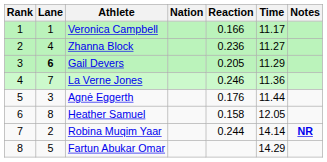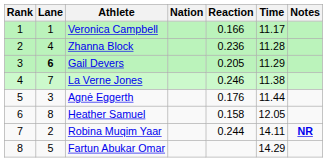(272, 47) 11.27 -> (272, 47) 11.28
(272, 81) 11.36 -> (272, 81) 11.38
(272, 132) 14.14 -> (272, 132) 14.11
